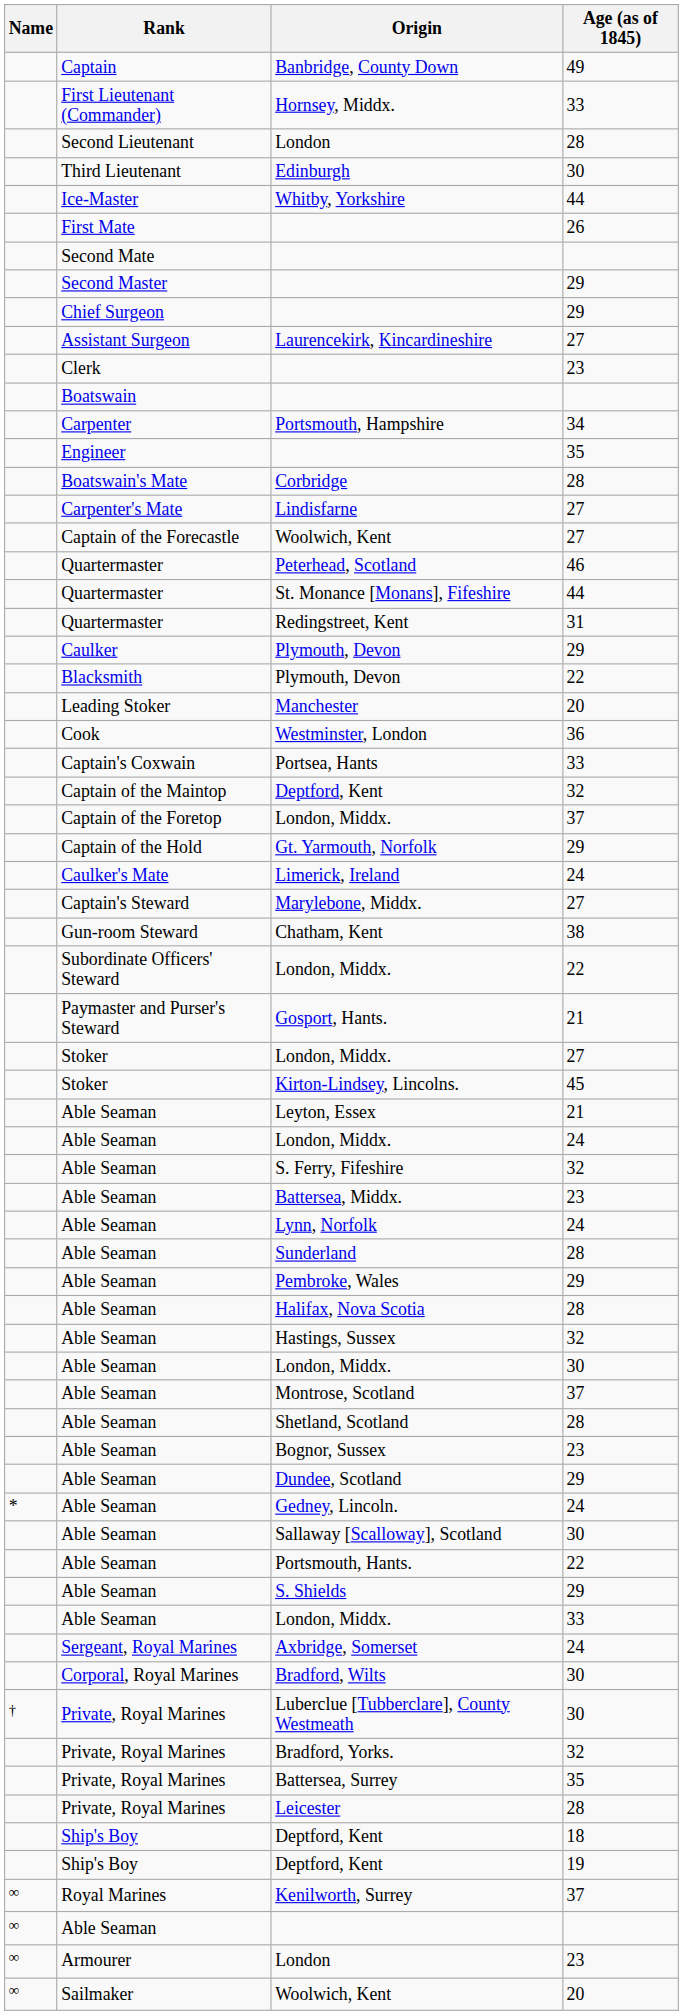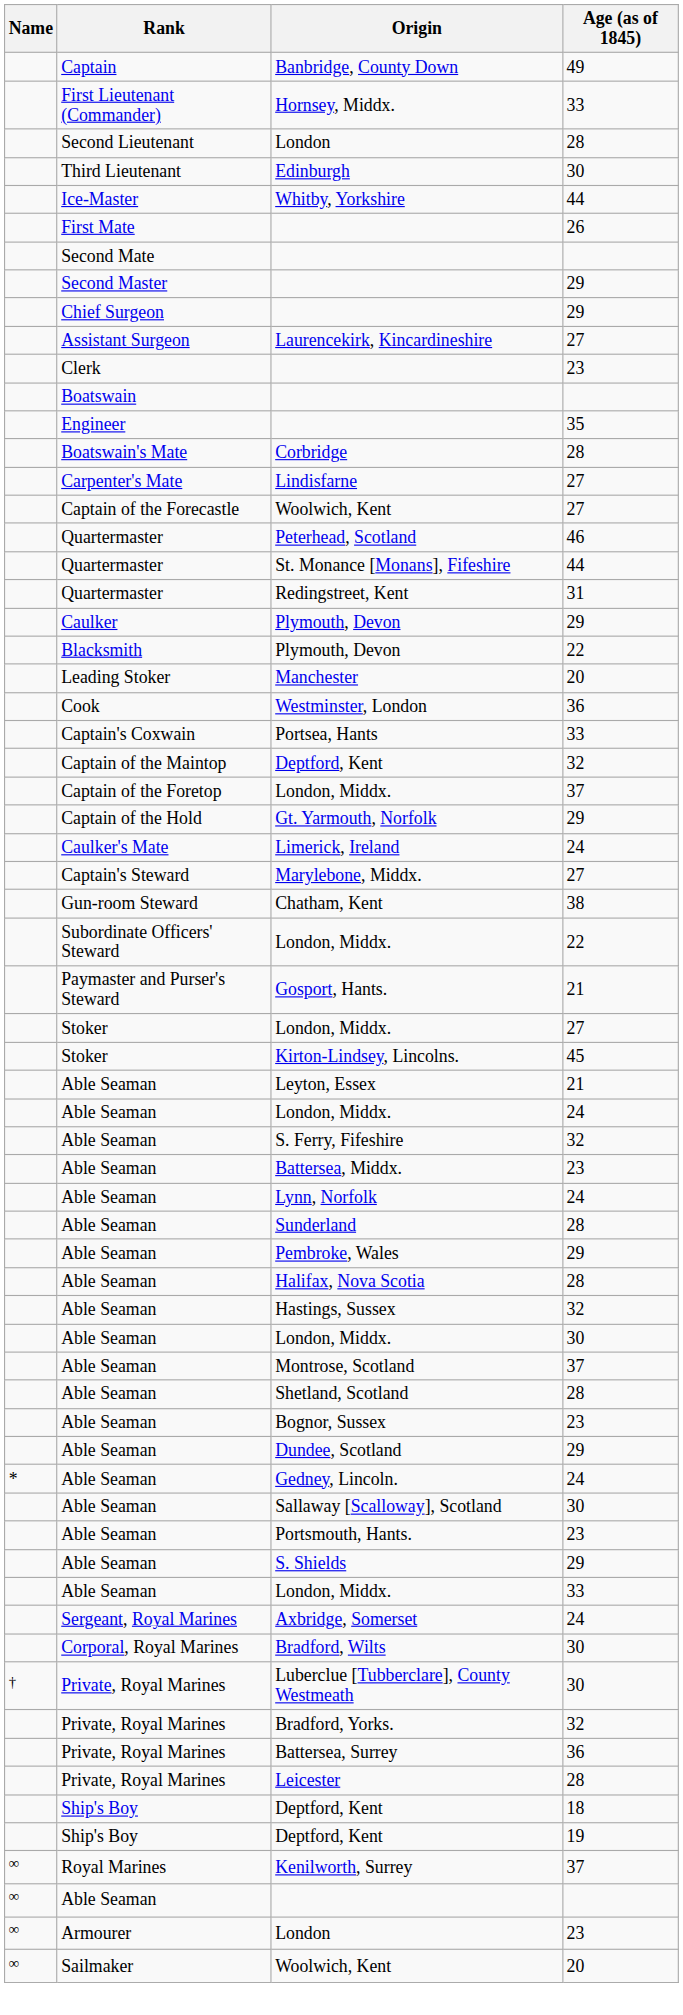- row: (96, 424)
(575, 1563) 22 -> (575, 1534) 23
(575, 1780) 35 -> (575, 1752) 36
